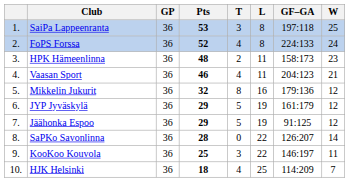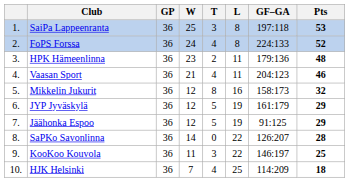columns swapped: (333, 12) <-> (203, 12)
(298, 59) 158:173 -> (273, 59) 179:136
(298, 91) 179:136 -> (273, 91) 158:173
